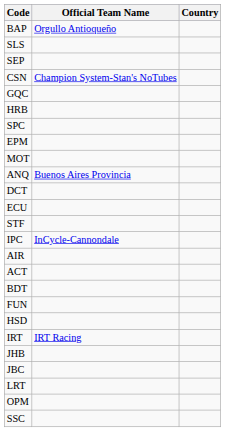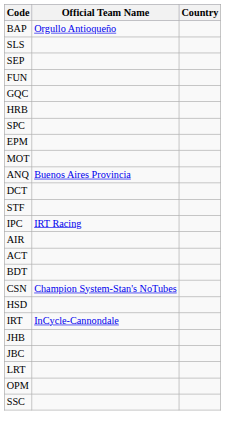rows swapped: (17, 304) <-> (17, 77)
- row: (17, 207)
(77, 239) InCycle-Cannondale -> (58, 223) IRT Racing
(58, 337) IRT Racing -> (77, 321) InCycle-Cannondale
